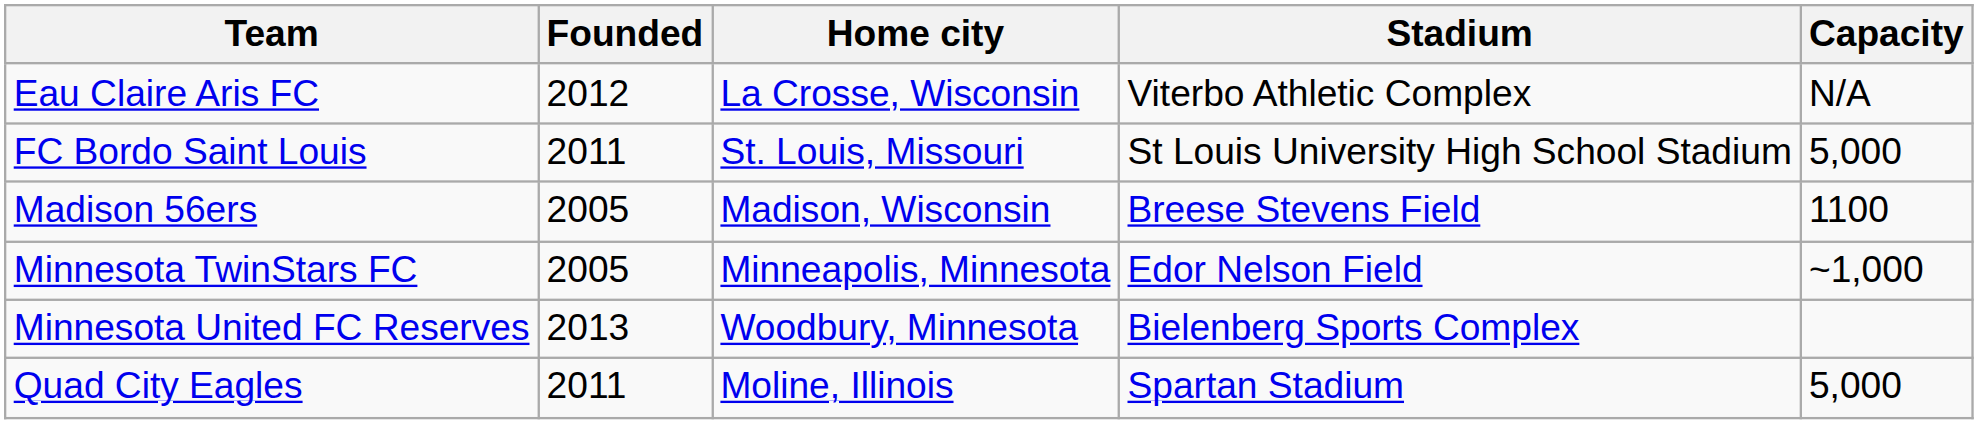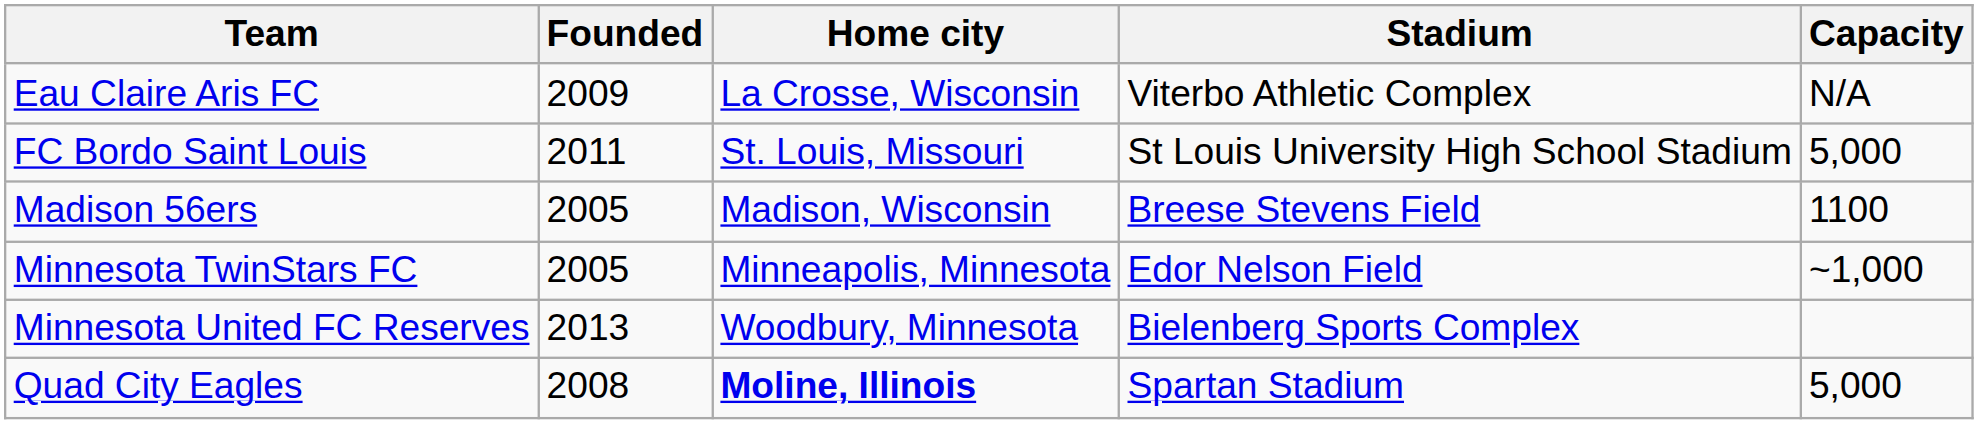(588, 92) 2012 -> (588, 92) 2009
(587, 387) 2011 -> (588, 387) 2008
(837, 387) normal -> (848, 387) bold
